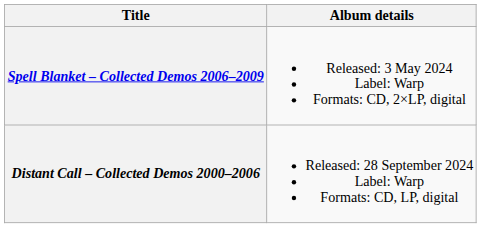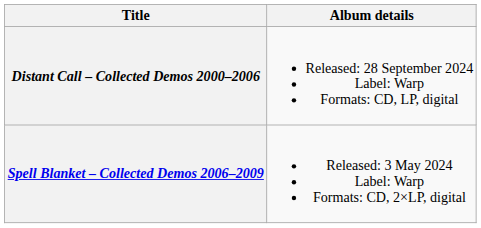rows swapped: (136, 75) <-> (136, 173)
